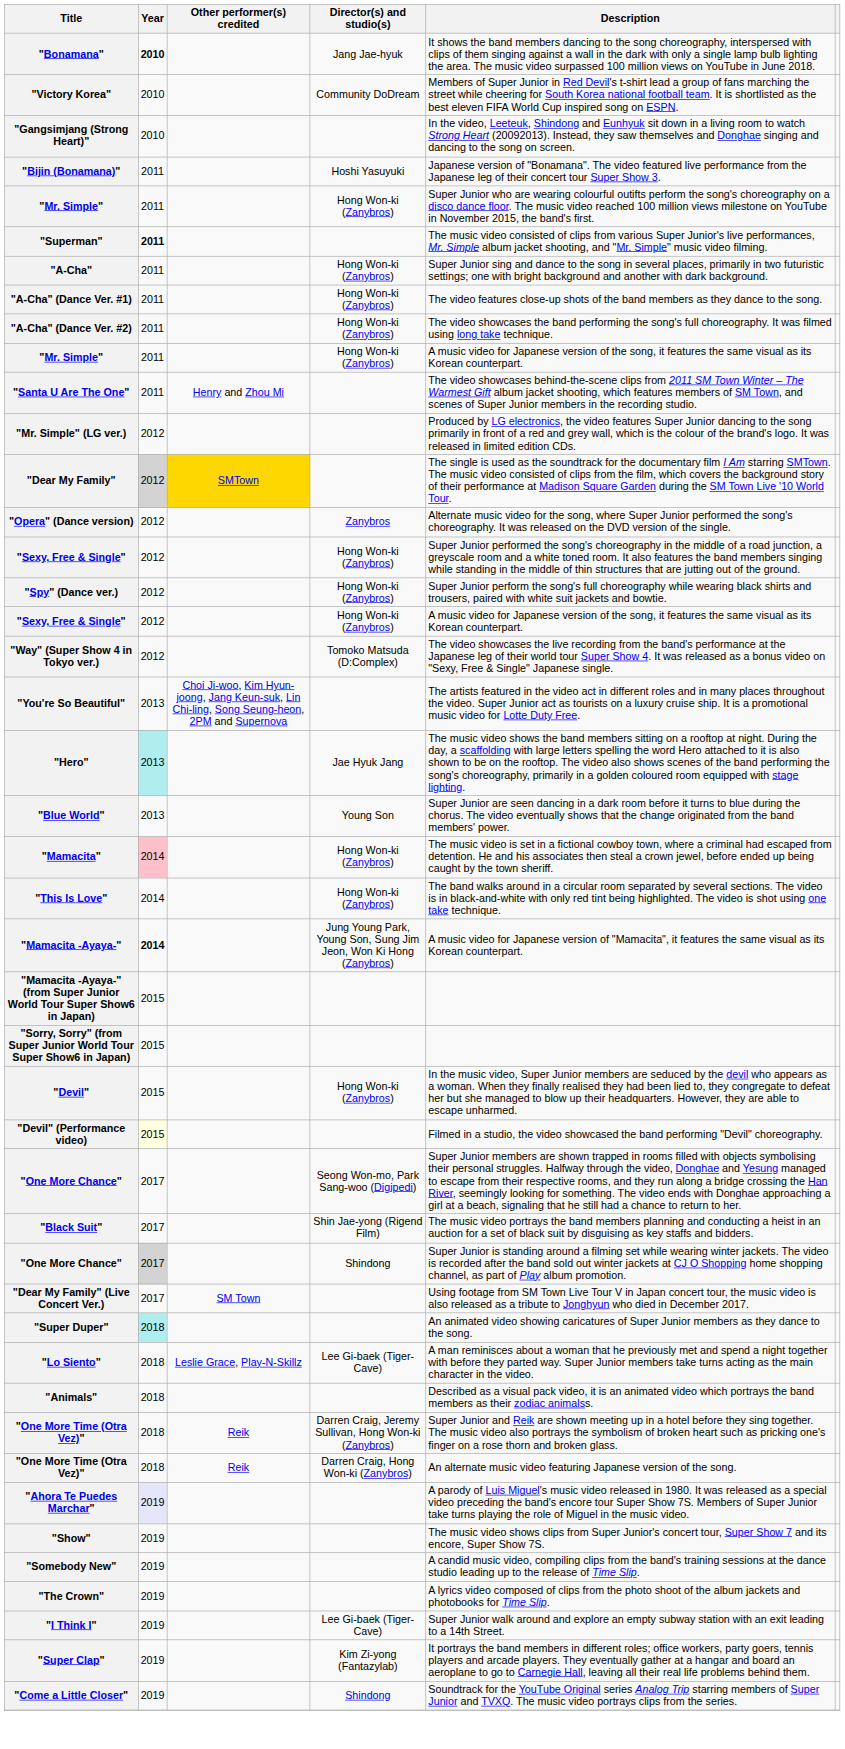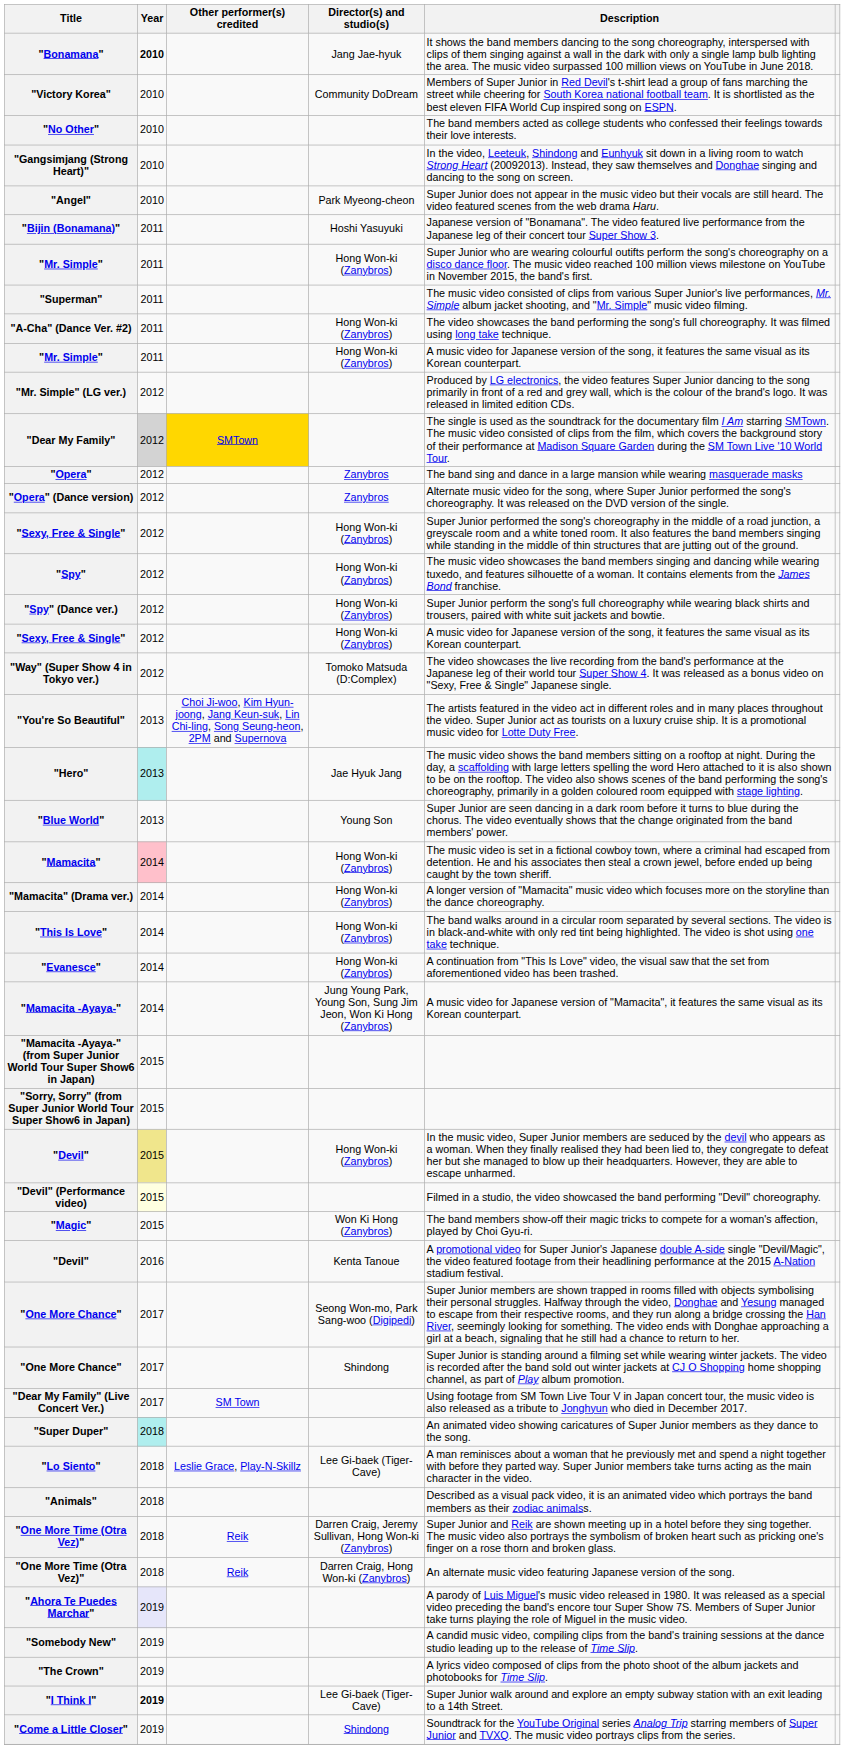+ row: (71, 130)
+ row: (71, 200)
(153, 241) bold -> (152, 299) normal
- row: (71, 270)
- row: (71, 299)
- row: (71, 392)
+ row: (71, 475)
+ row: (71, 574)
+ row: (71, 897)
+ row: (71, 967)
(153, 945) bold -> (152, 1008) normal
(153, 1093) no background -> (152, 1156) khaki background
+ row: (71, 1226)
+ row: (71, 1261)
- row: (71, 1228)
(153, 1263) lightgrey background -> (152, 1367) no background
- row: (71, 1538)
(153, 1625) normal -> (152, 1700) bold
- row: (71, 1660)
